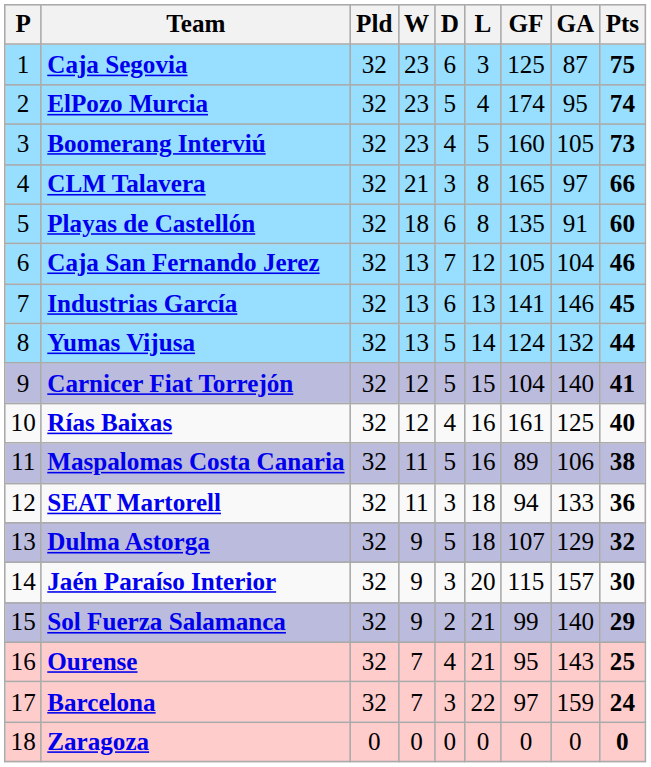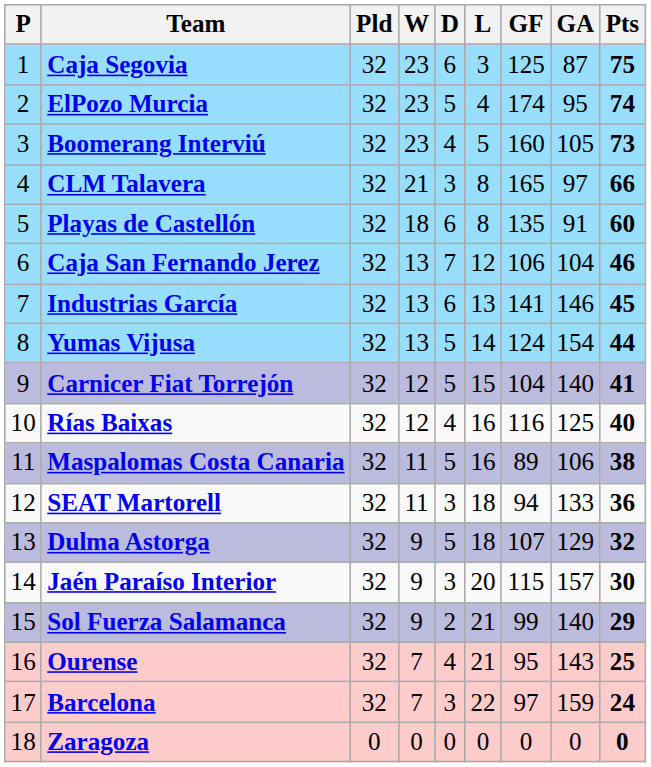(526, 263) 105 -> (526, 263) 106
(575, 343) 132 -> (575, 343) 154
(526, 422) 161 -> (526, 422) 116
